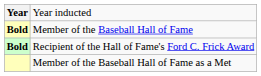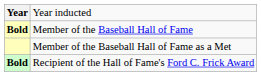rows swapped: (132, 63) <-> (144, 46)
